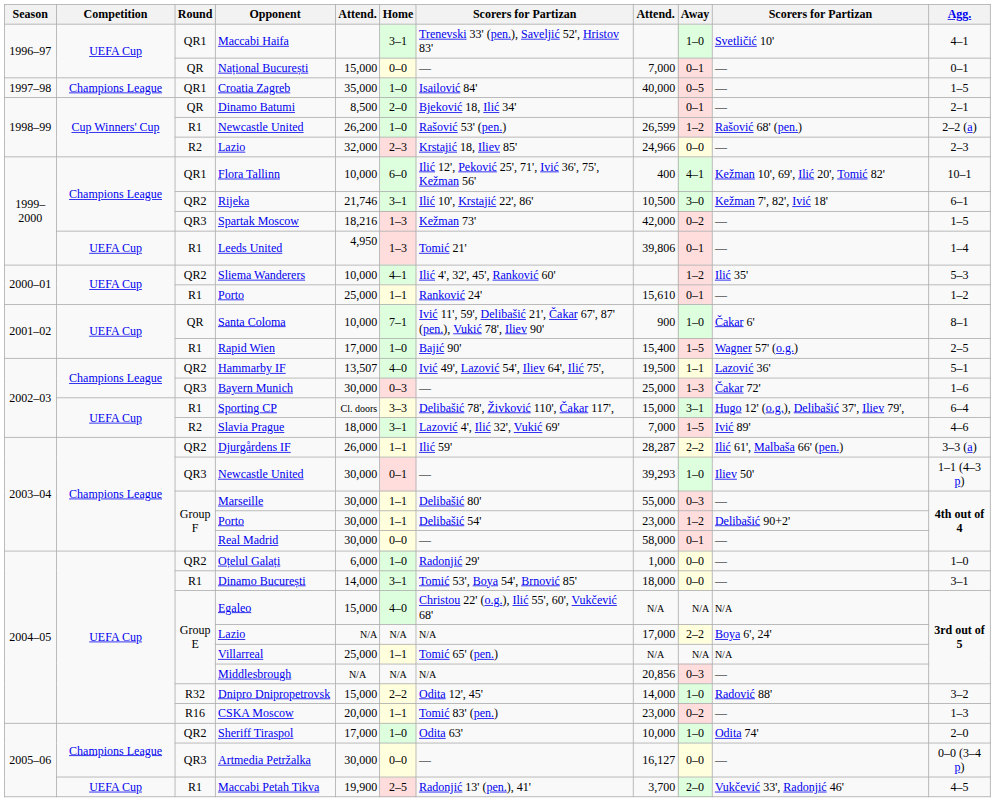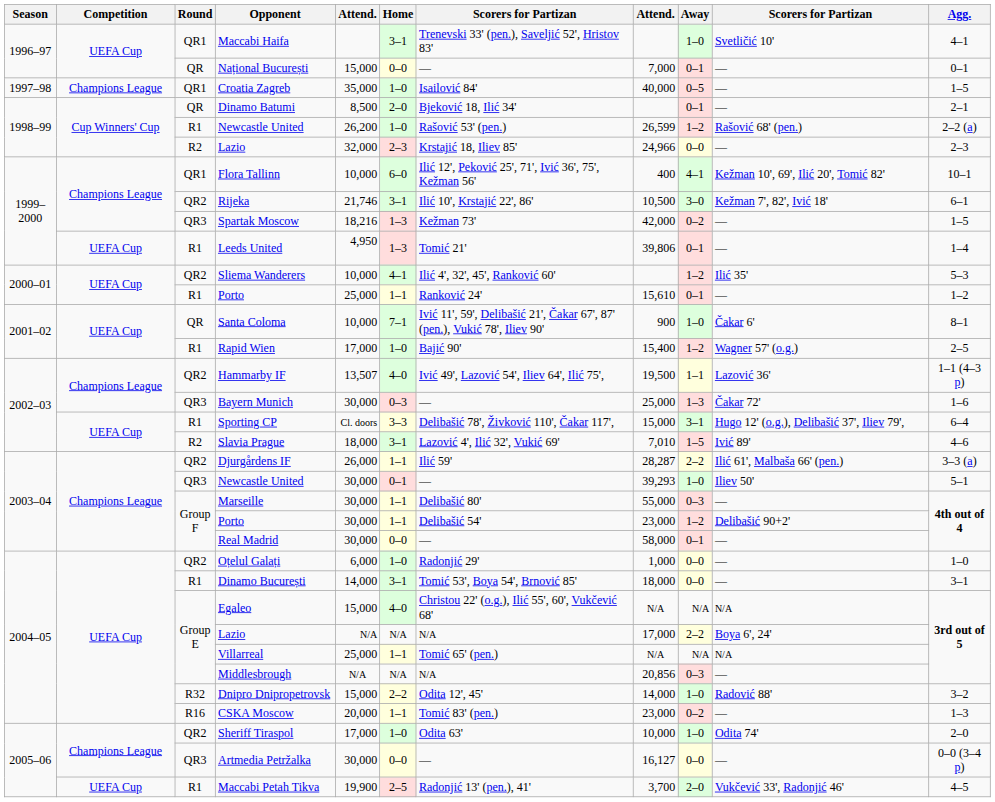(695, 348) 1–5 -> (695, 348) 1–2
(959, 368) 5–1 -> (959, 375) 1–1 (4–3 p)
(662, 427) 7,000 -> (662, 442) 7,010
(959, 474) 1–1 (4–3 p) -> (959, 481) 5–1
